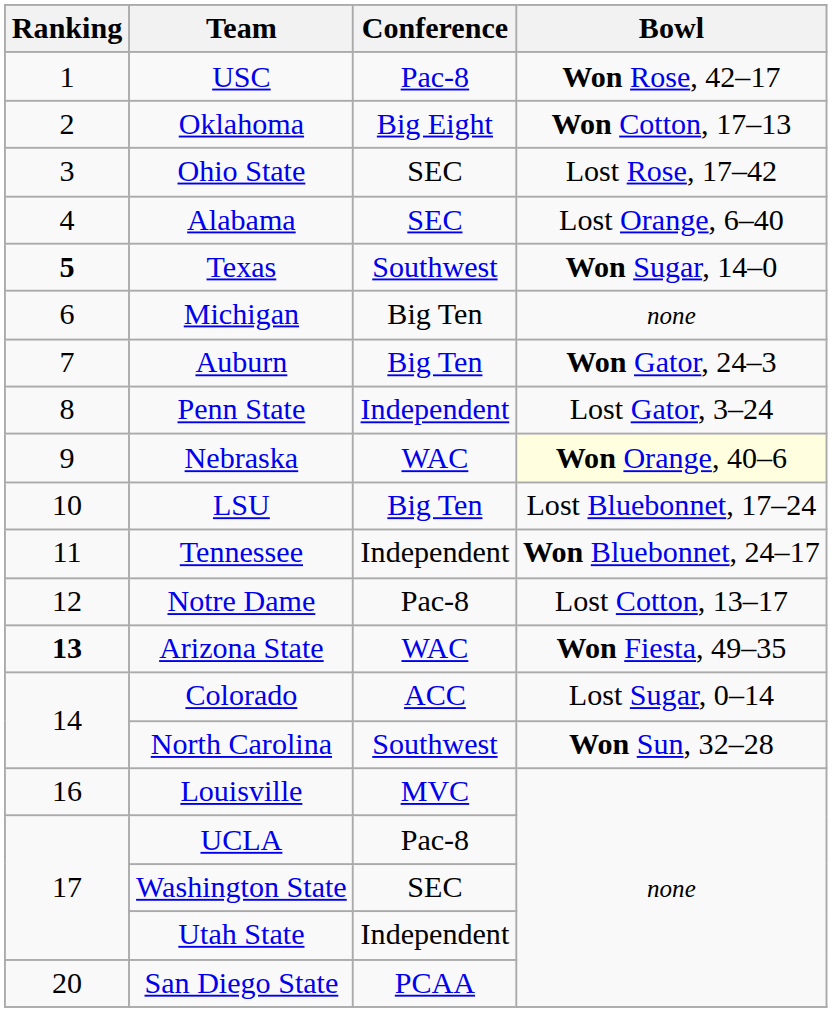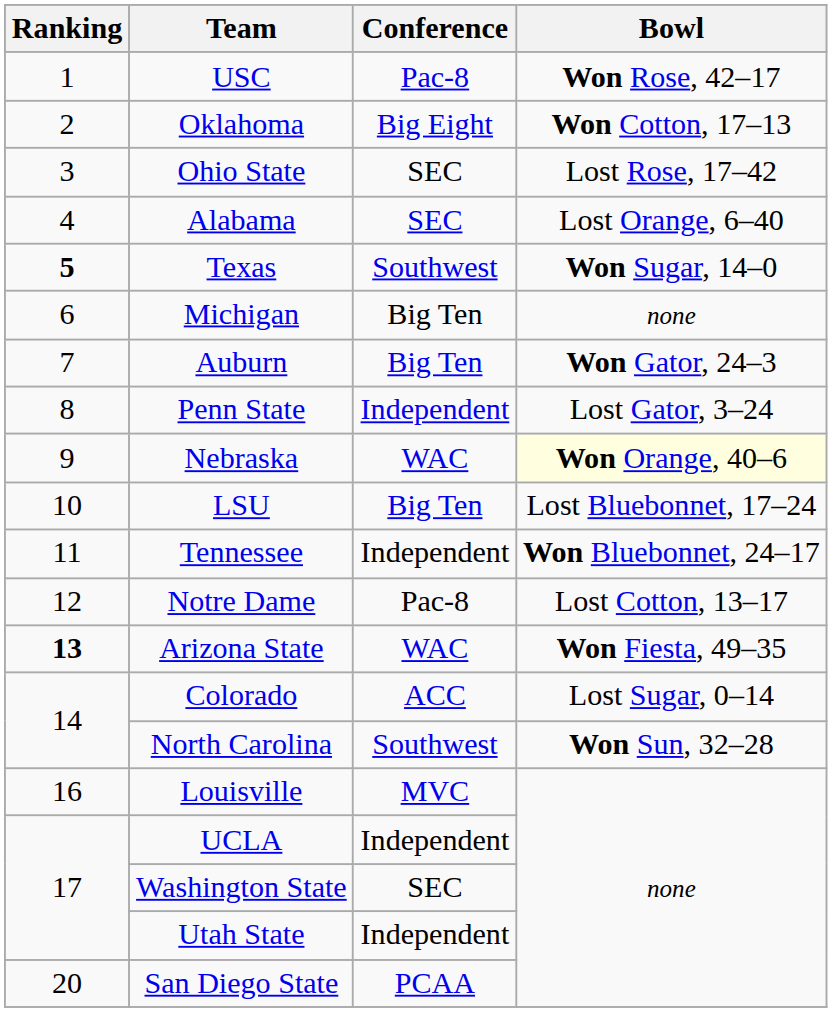(435, 839) Pac-8 -> (435, 839) Independent
